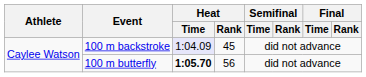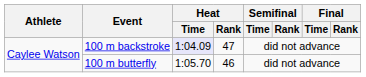(229, 46) 45 -> (229, 46) 47
(193, 64) bold -> (193, 64) normal
(229, 64) 56 -> (229, 64) 46
